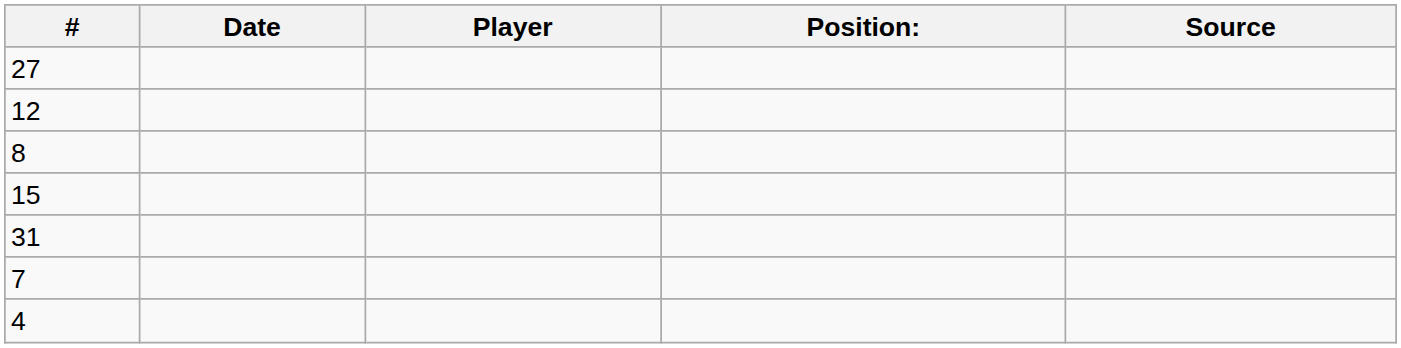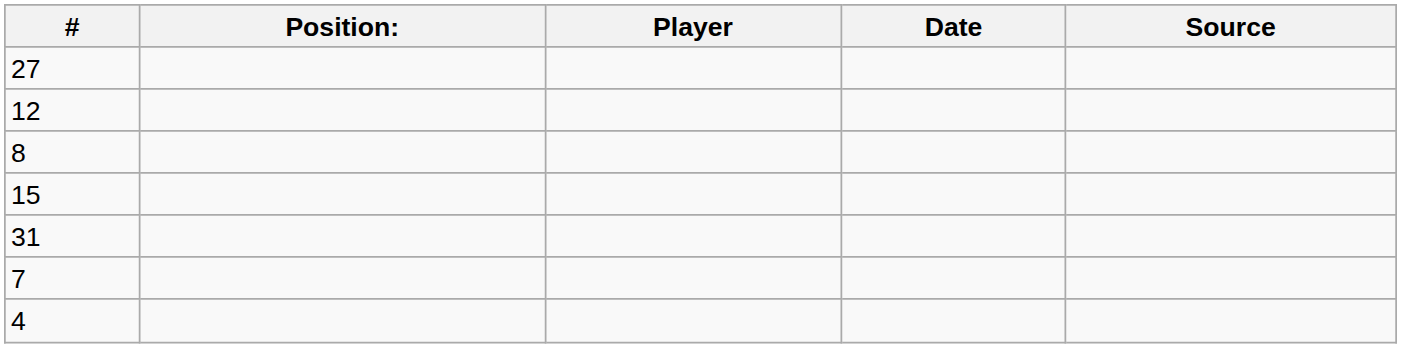columns swapped: (863, 26) <-> (252, 26)
